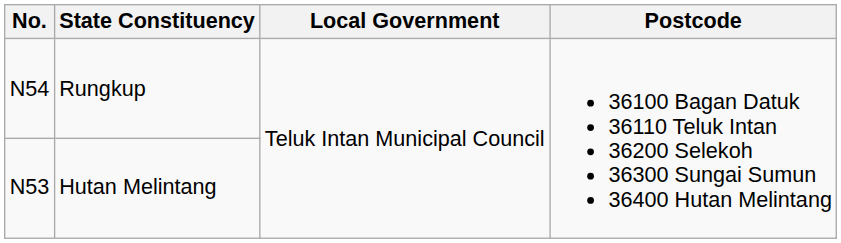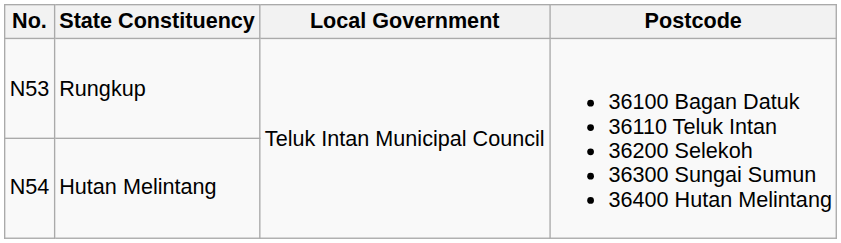(29, 88) N54 -> (29, 88) N53
(29, 187) N53 -> (29, 187) N54
